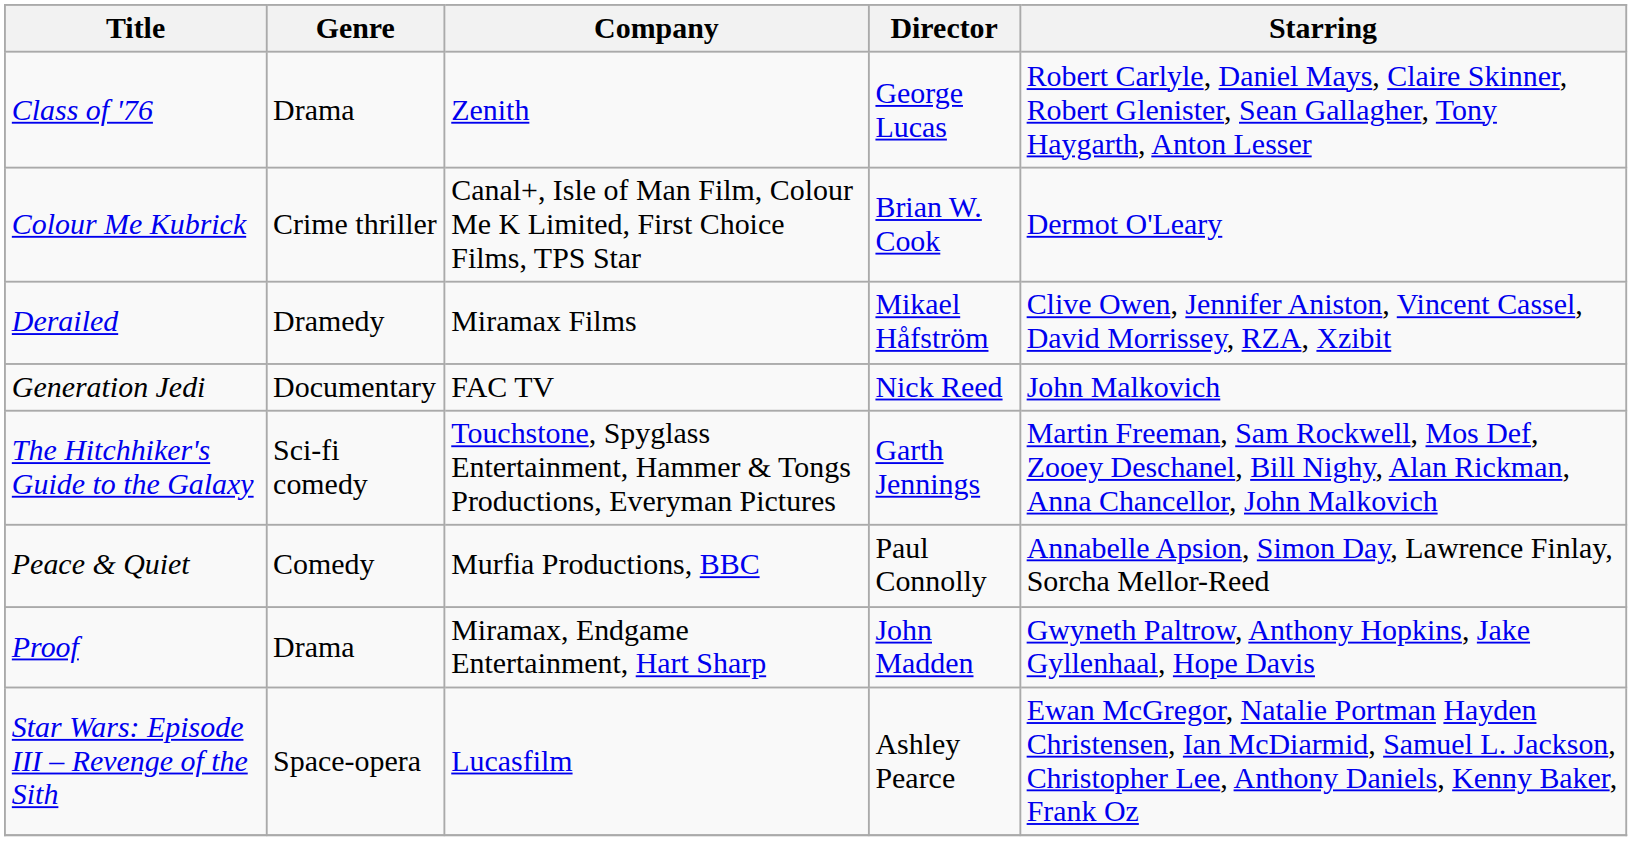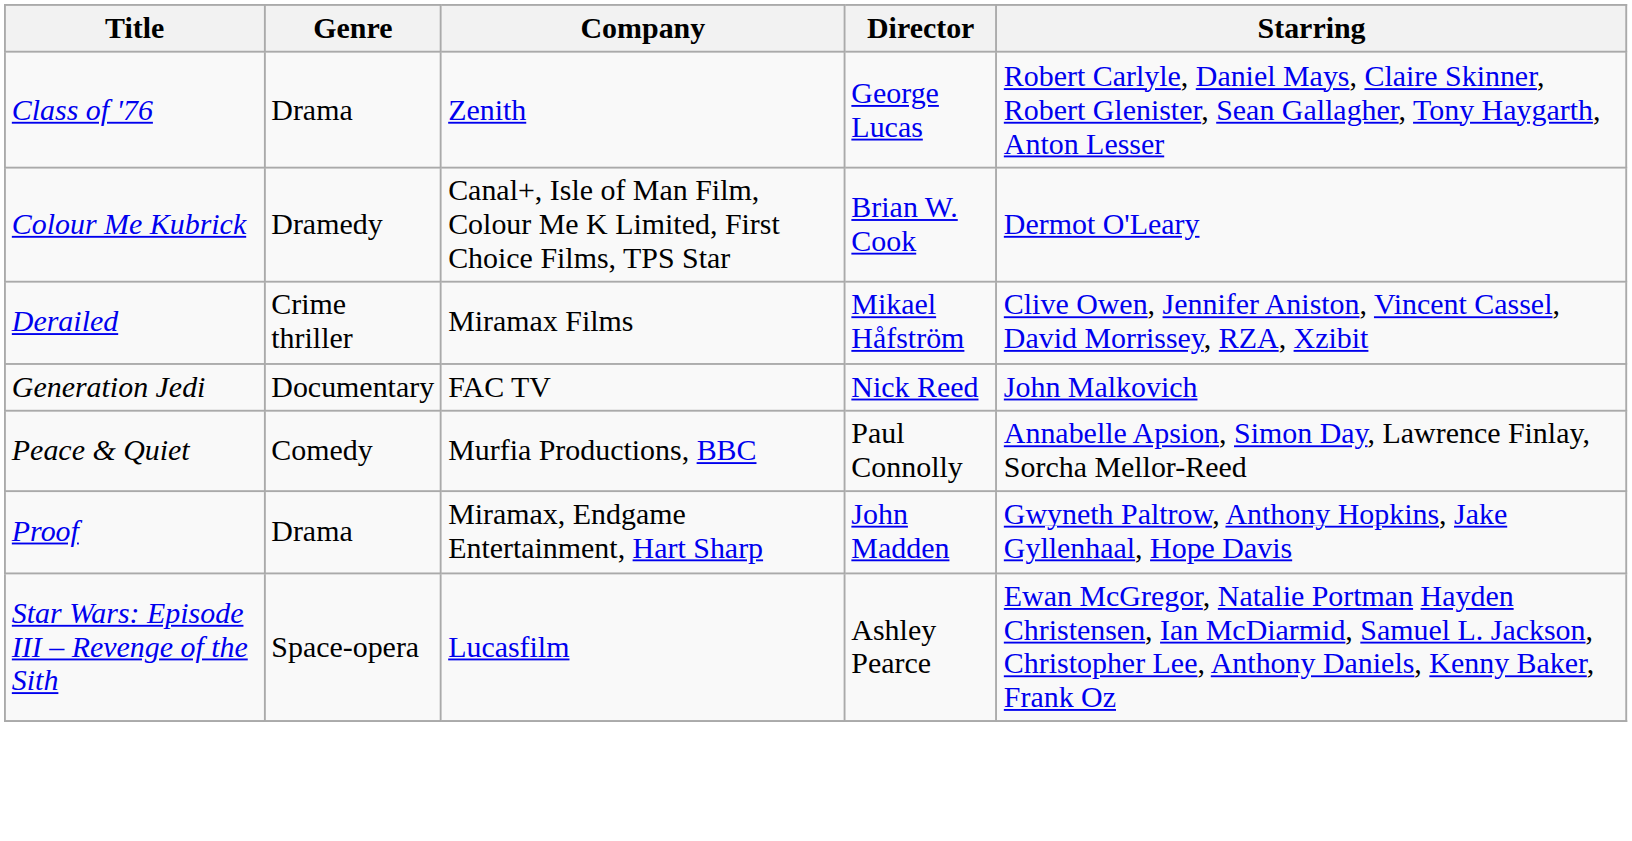(355, 224) Crime thriller -> (327, 224) Dramedy
(329, 322) Dramedy -> (312, 322) Crime thriller
- row: (133, 467)
